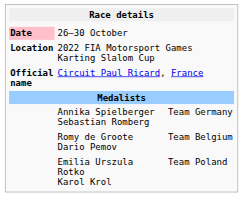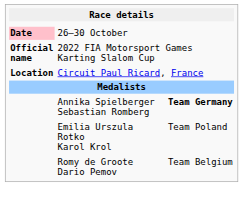(32, 48) Location -> (32, 53) Official name
(32, 78) Official name -> (32, 72) Location
(200, 112) normal -> (200, 101) bold
rows swapped: (95, 142) <-> (95, 172)
